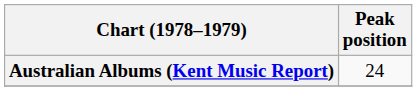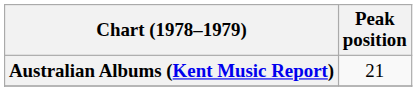(375, 70) 24 -> (375, 70) 21
